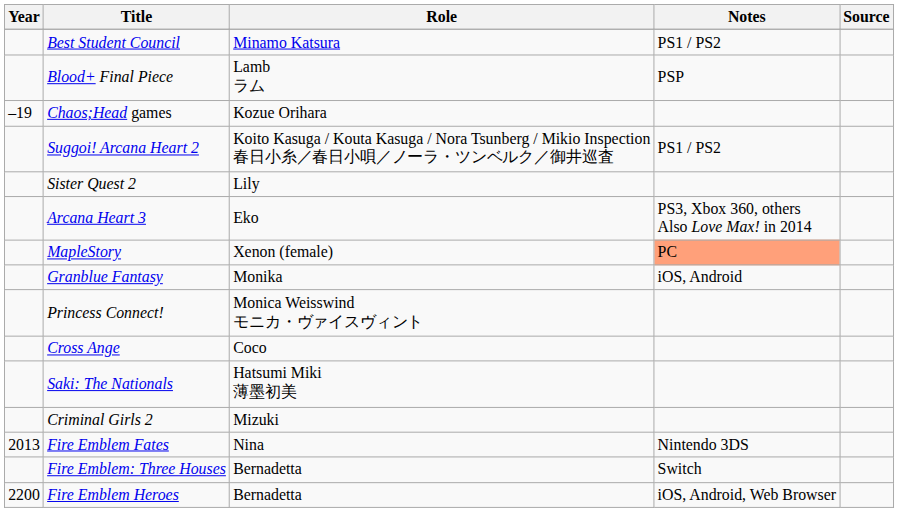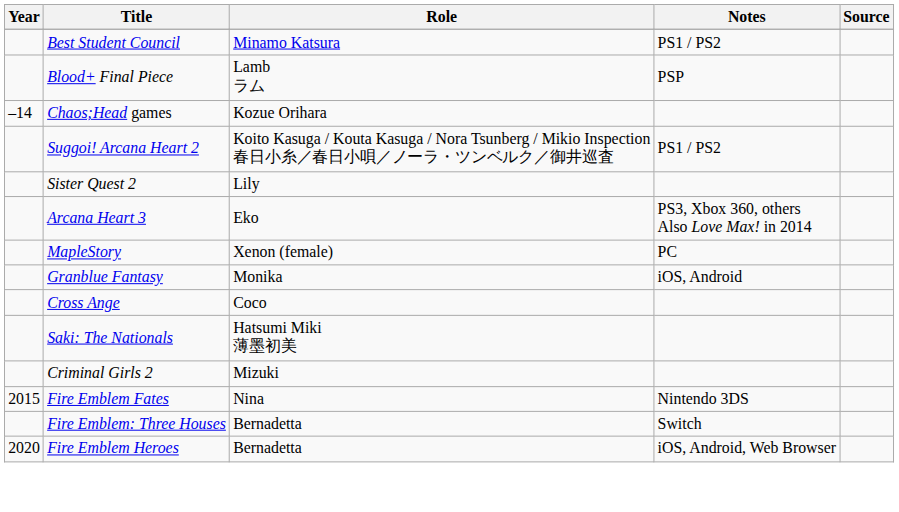(20, 113) –19 -> (20, 113) –14
(667, 252) lightsalmon background -> (667, 252) no background
- row: (105, 312)
(24, 444) 2013 -> (24, 398) 2015
(24, 494) 2200 -> (24, 448) 2020
